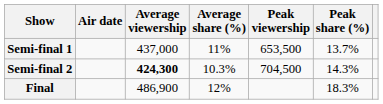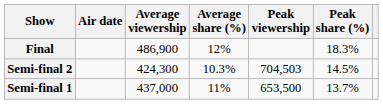rows swapped: (40, 48) <-> (40, 88)
(157, 68) bold -> (157, 68) normal
(281, 68) 704,500 -> (281, 68) 704,503
(343, 68) 14.3% -> (343, 68) 14.5%
